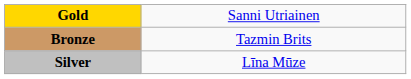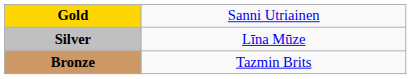rows swapped: (73, 62) <-> (73, 39)
